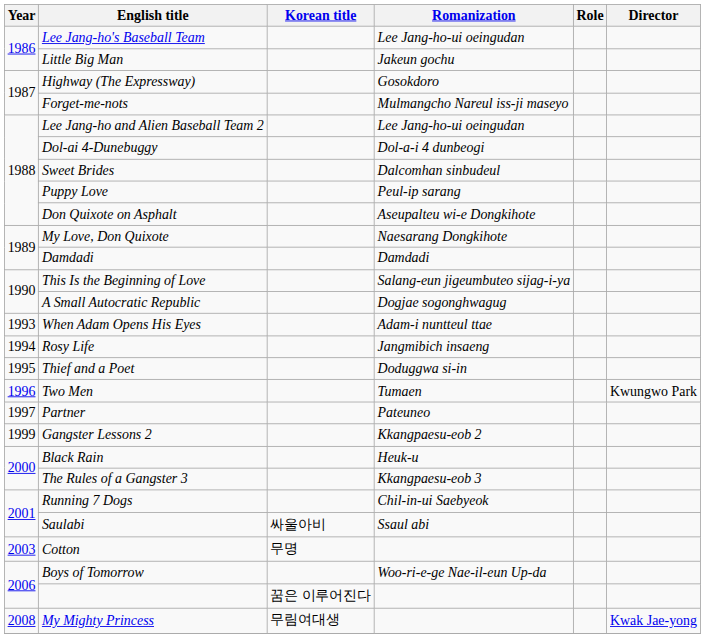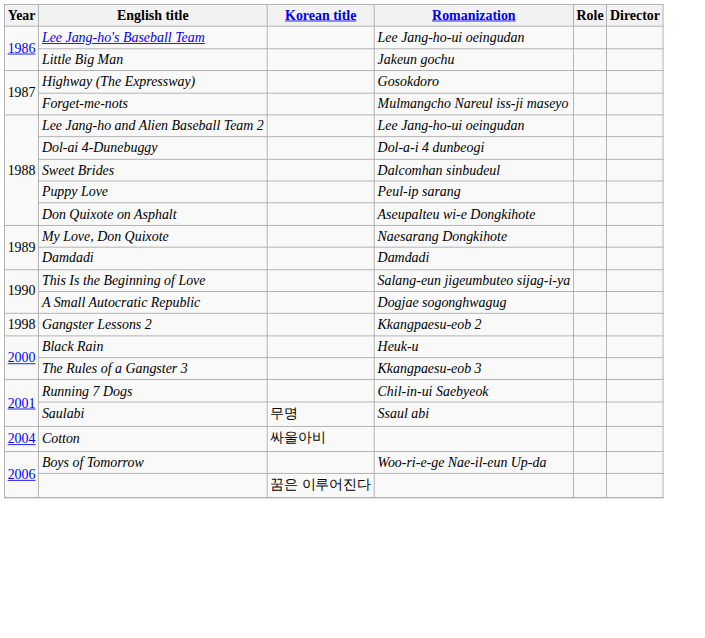- row: (121, 324)
- row: (68, 346)
- row: (88, 368)
- row: (67, 390)
- row: (64, 412)
(22, 434) 1999 -> (22, 324) 1998
(298, 524) 싸울아비 -> (284, 413) 무명
(22, 549) 2003 -> (22, 438) 2004
(284, 548) 무명 -> (298, 438) 싸울아비
- row: (98, 620)
